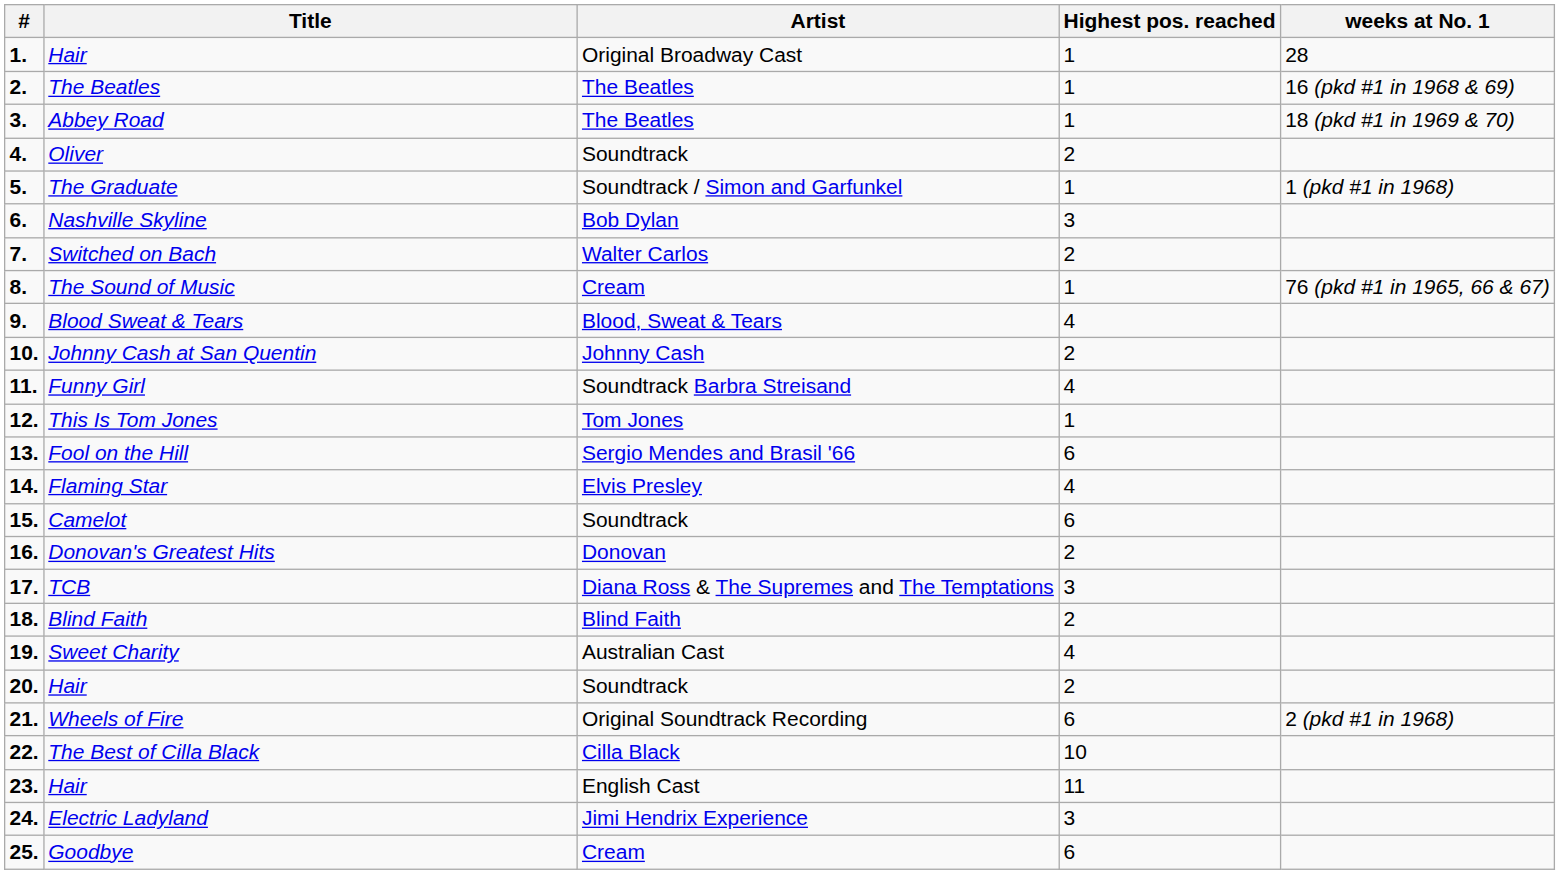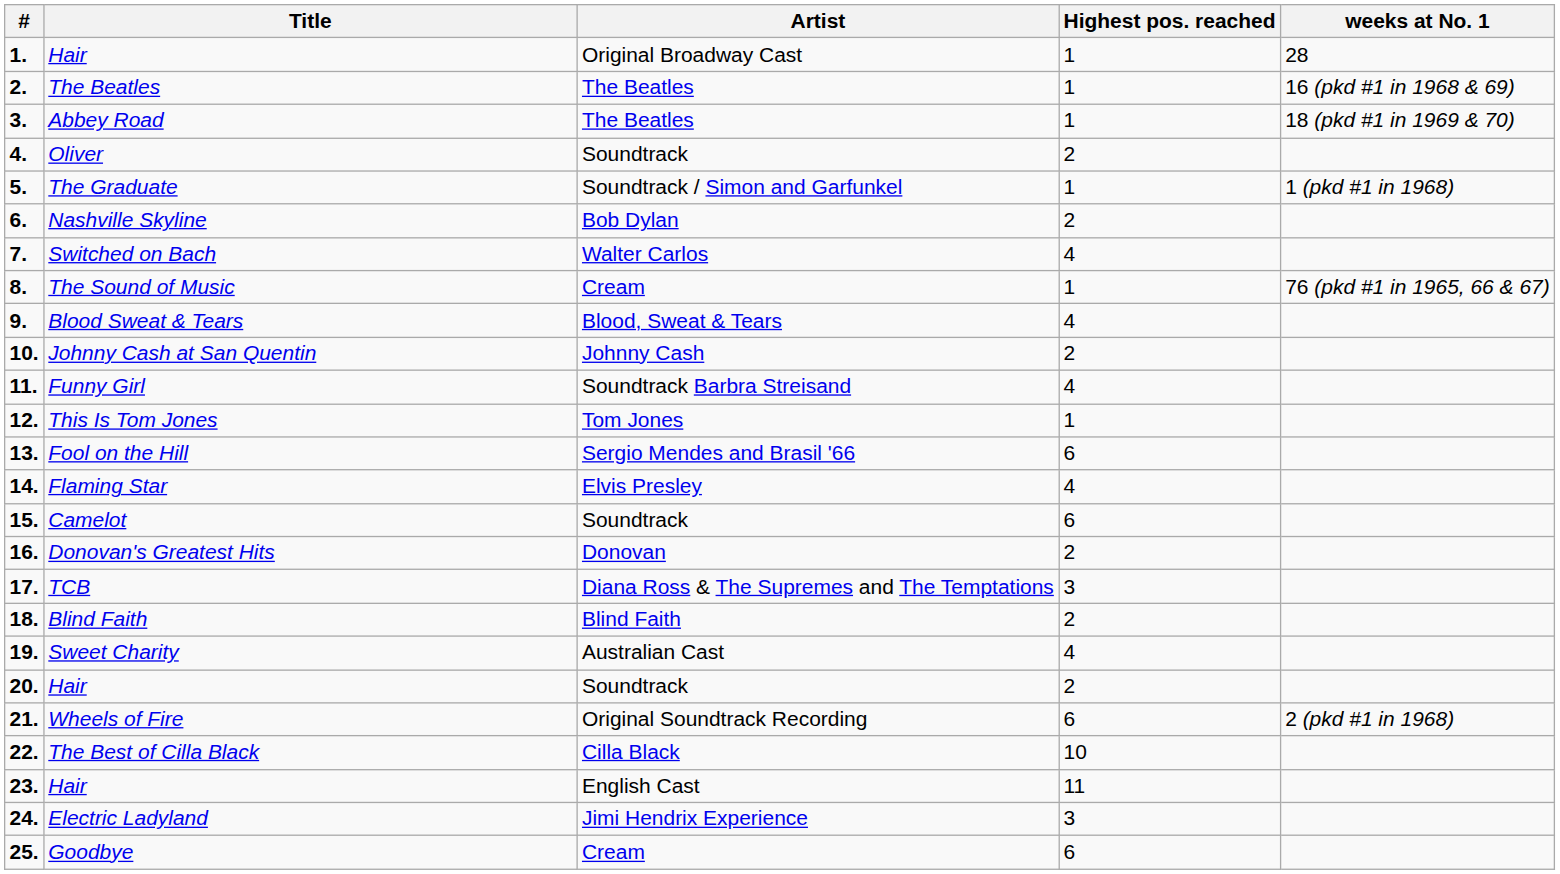(1069, 220) 3 -> (1069, 220) 2
(1069, 253) 2 -> (1069, 253) 4
